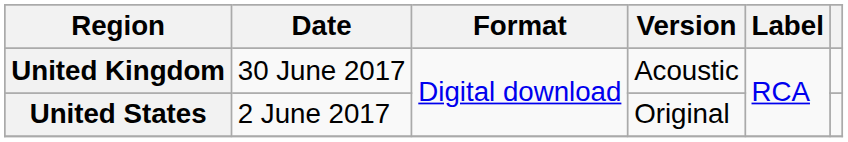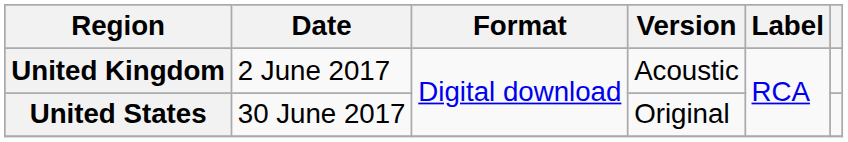(322, 70) 30 June 2017 -> (314, 70) 2 June 2017
(314, 114) 2 June 2017 -> (322, 114) 30 June 2017
